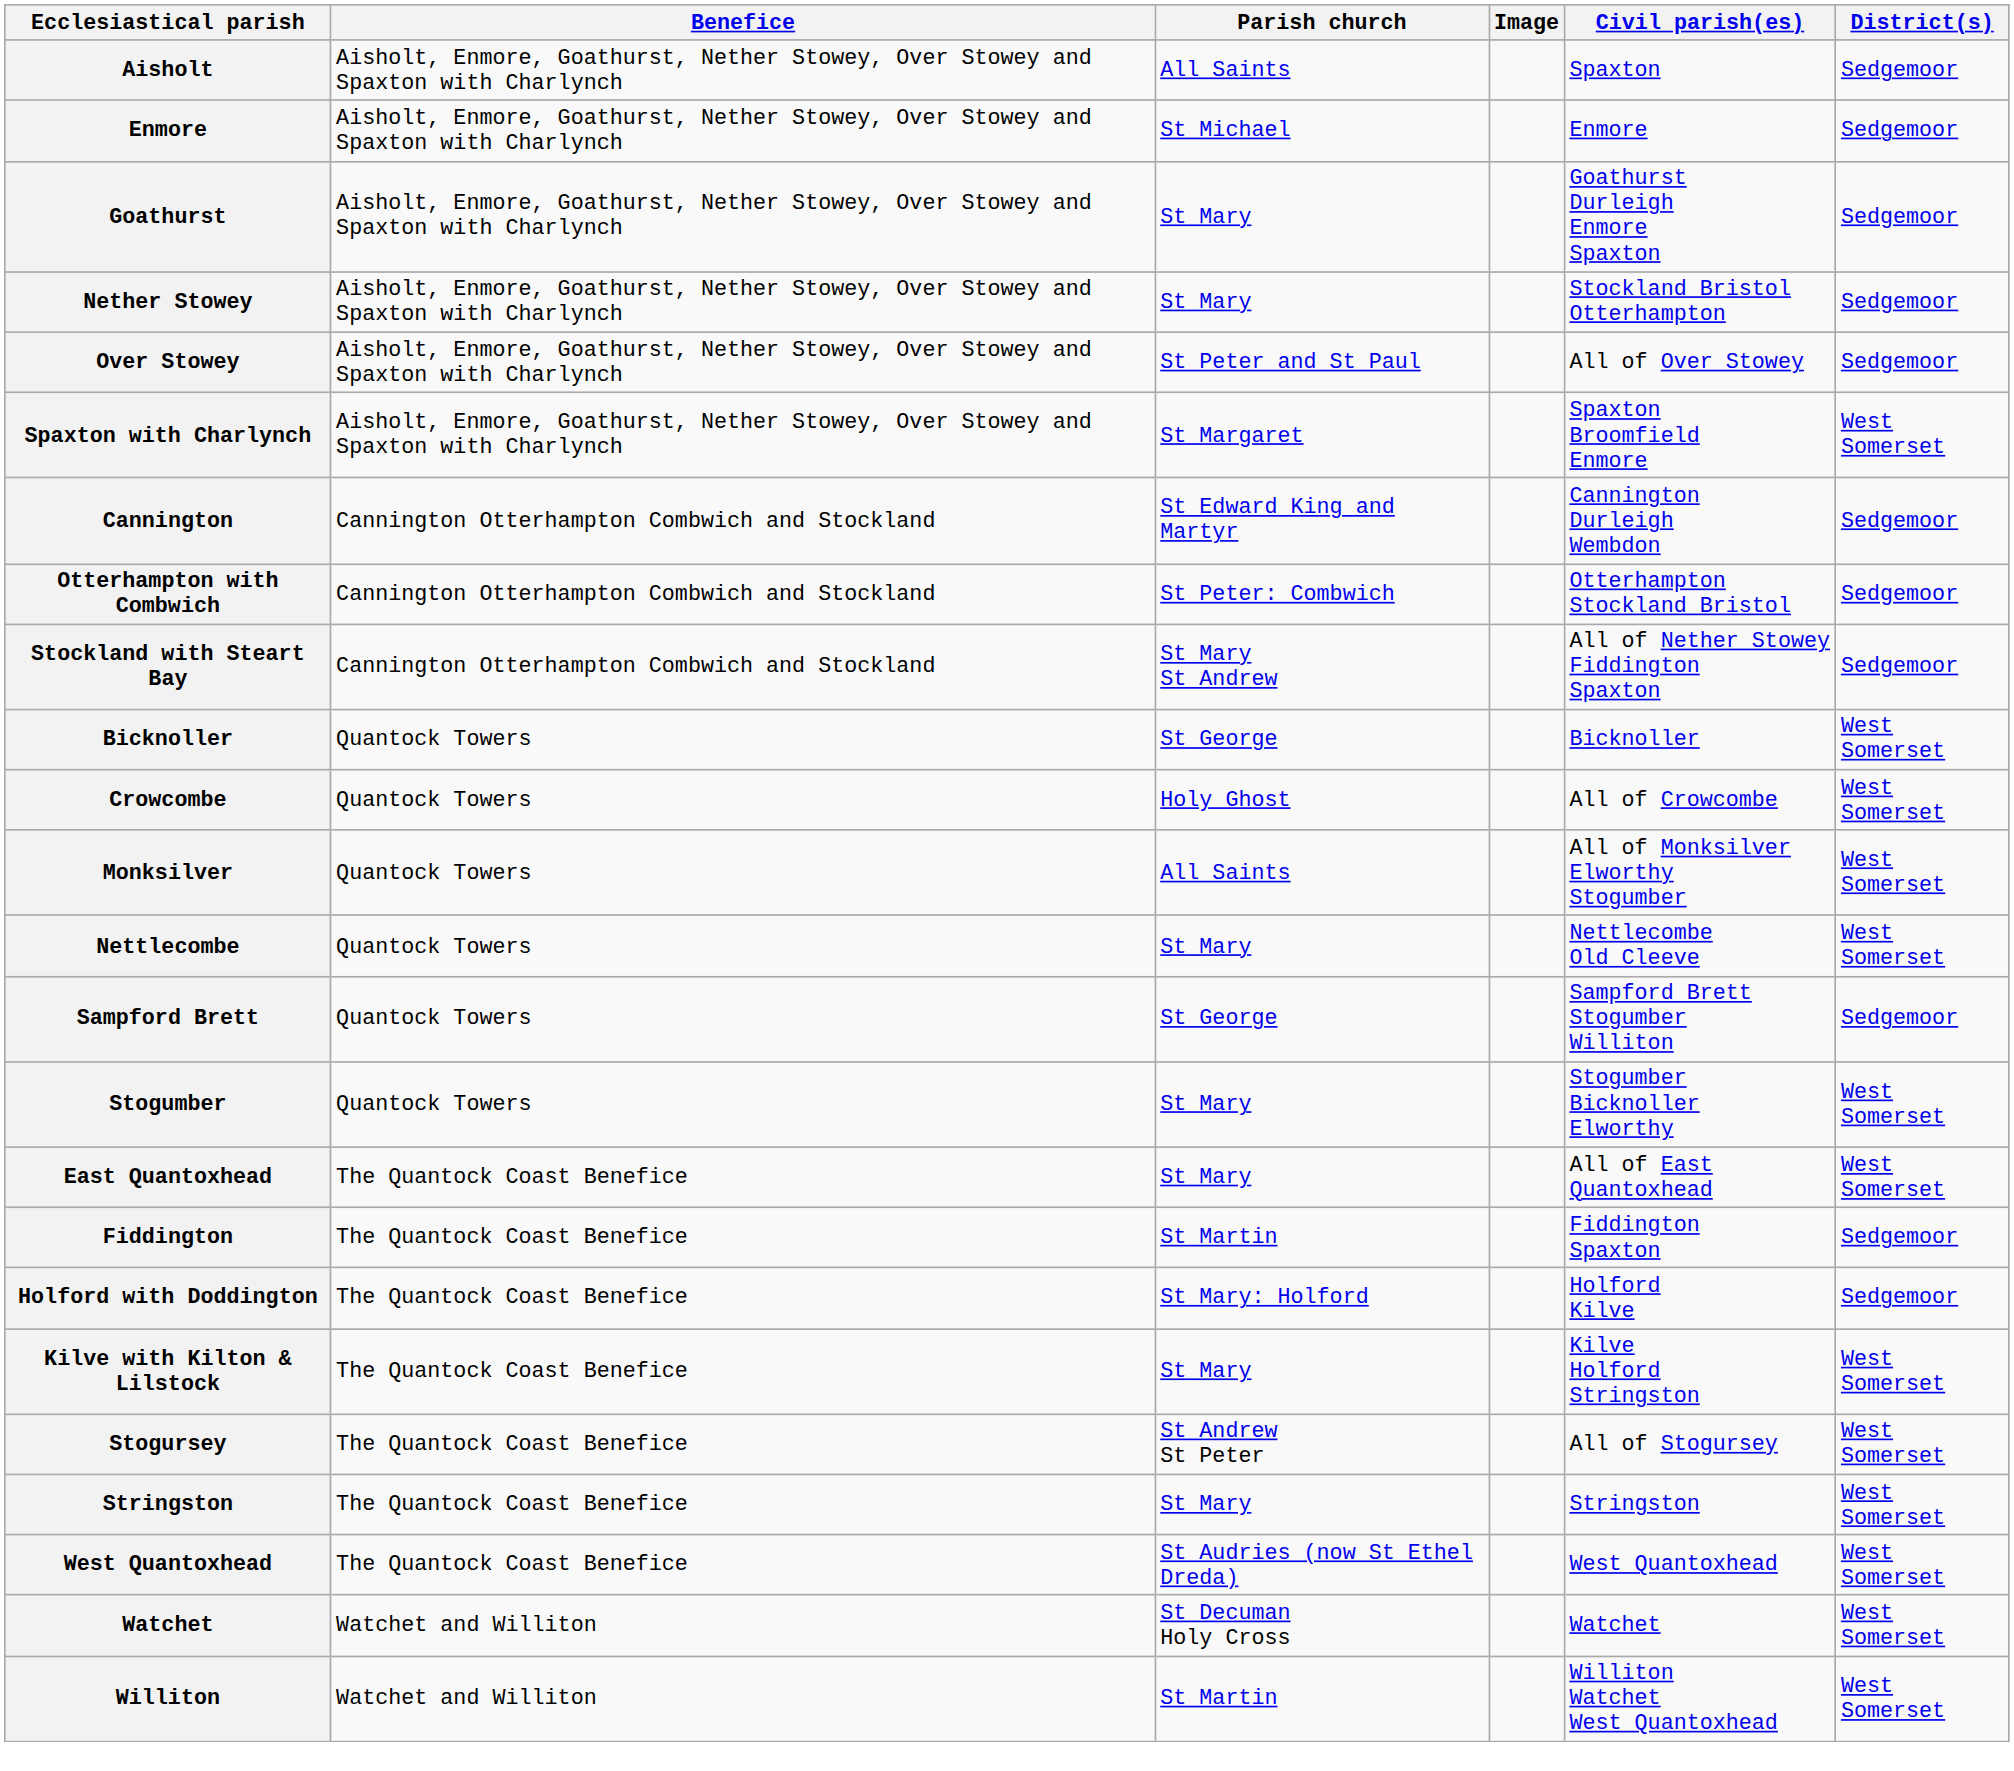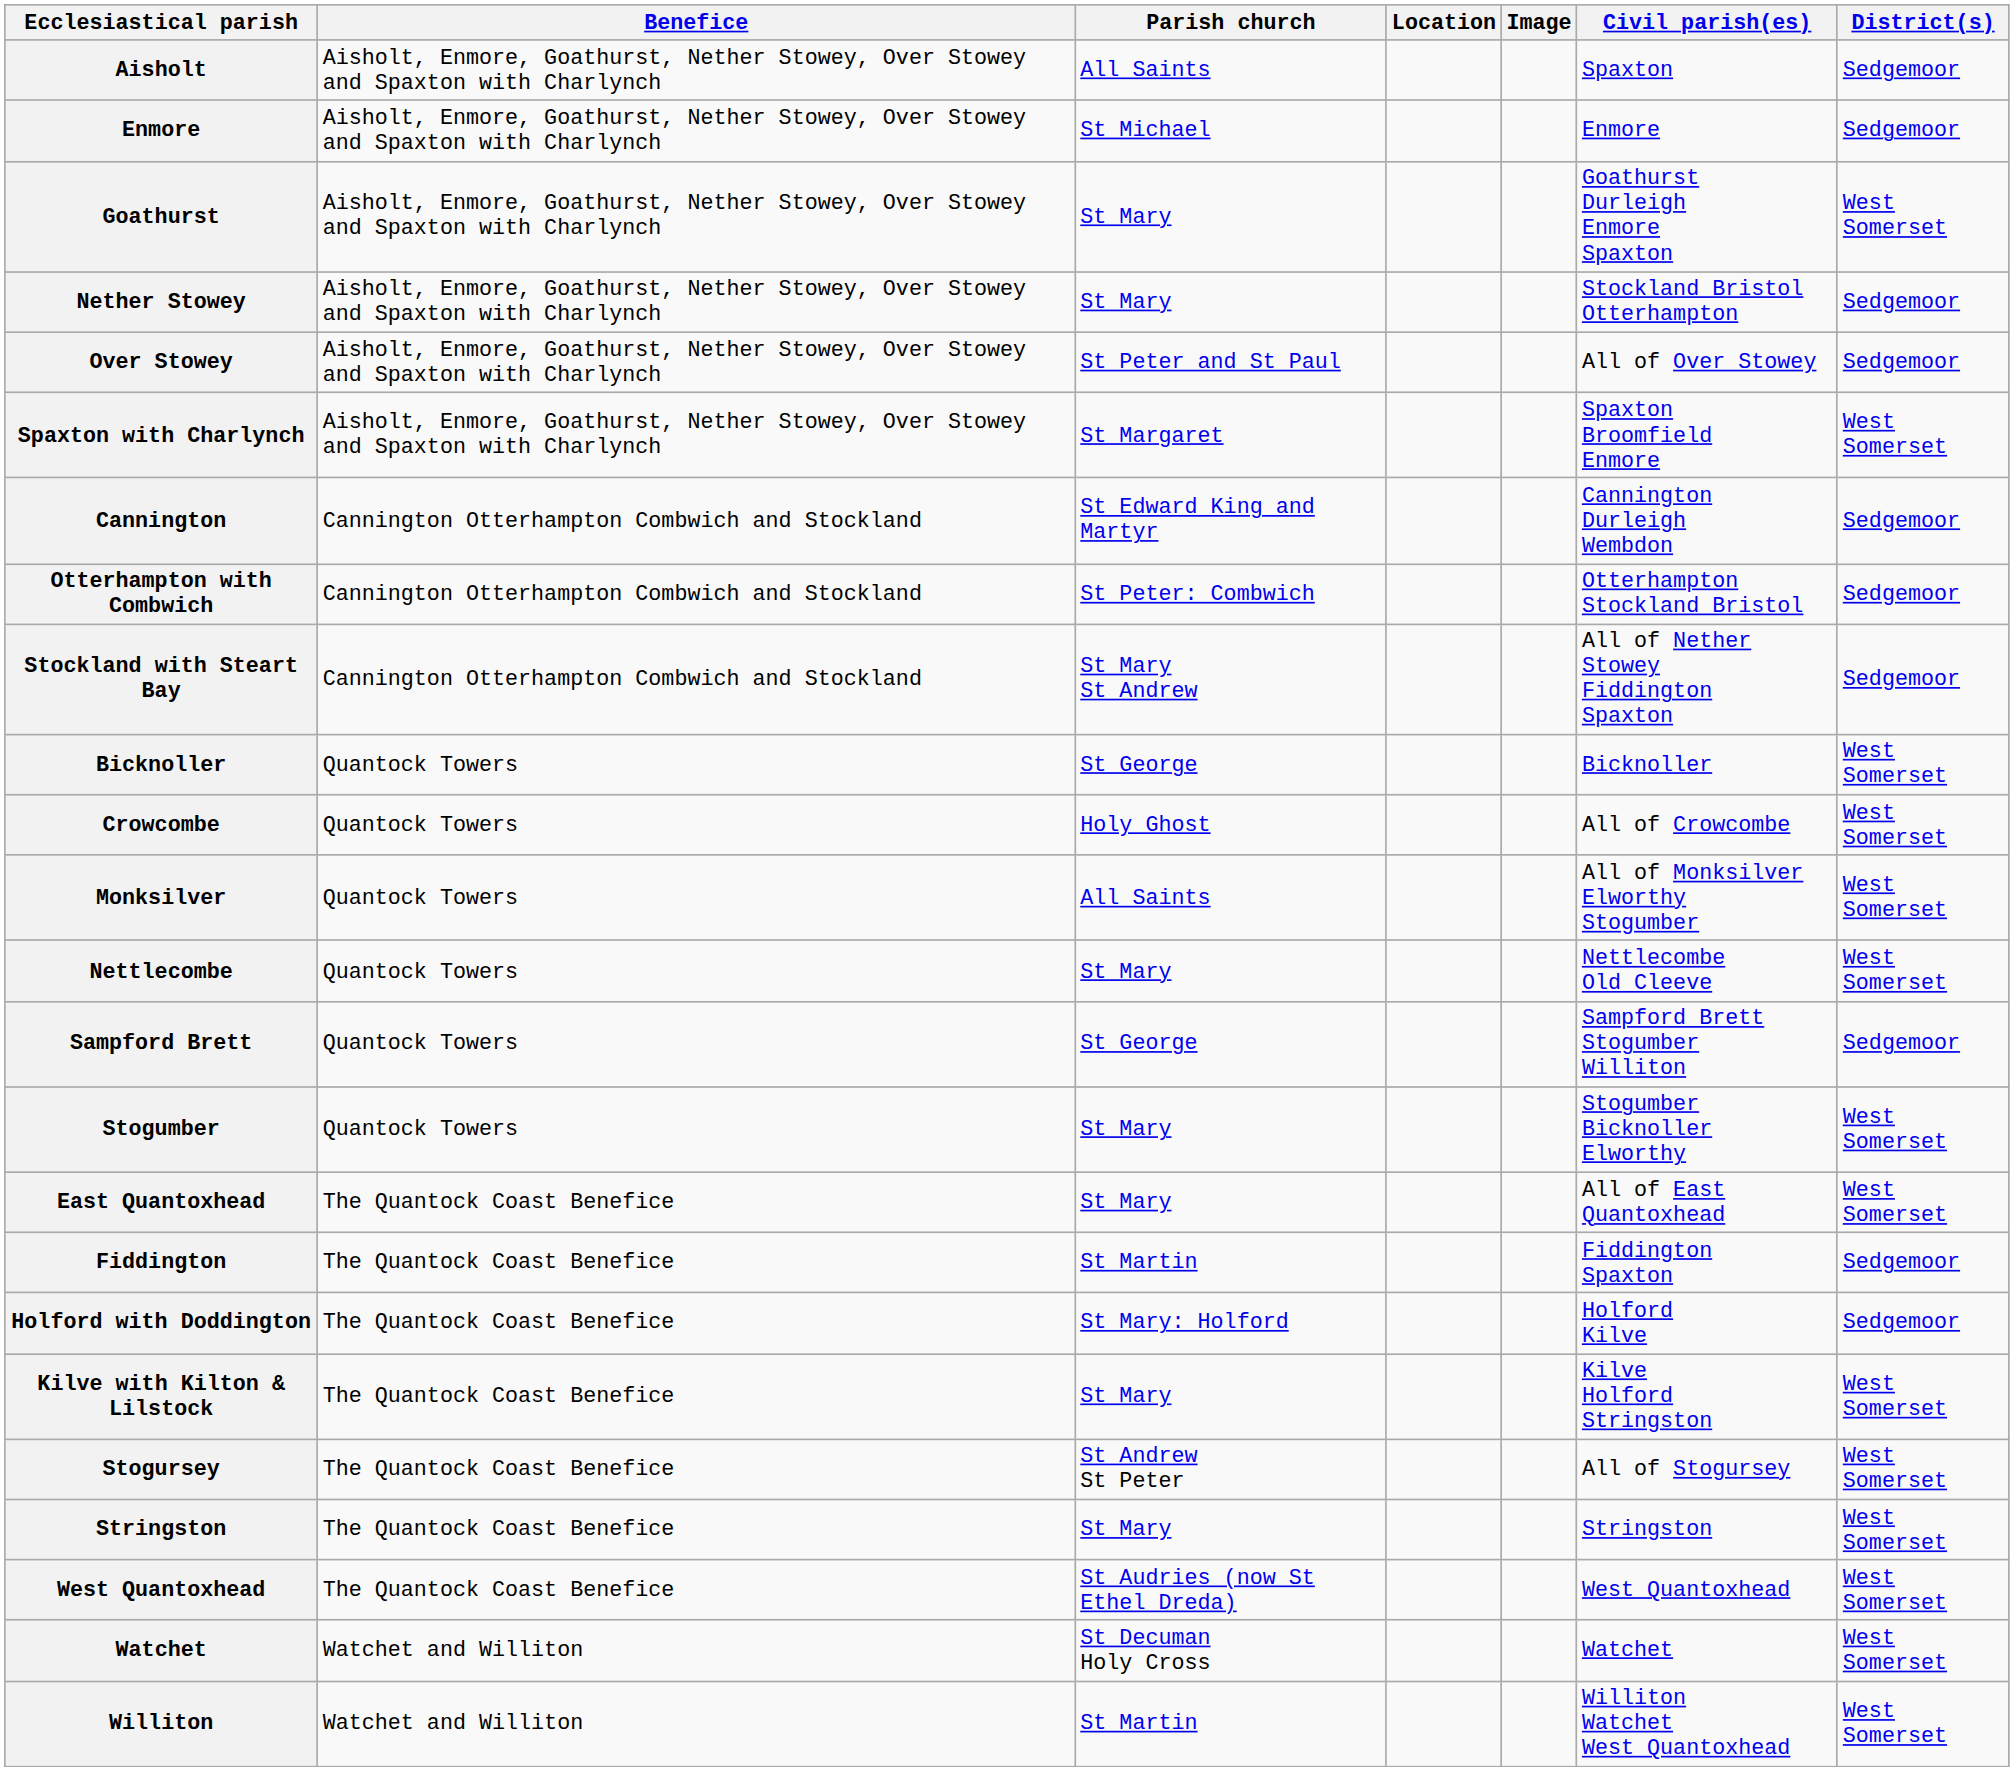+ column: (1444, 23)
(1900, 216) Sedgemoor -> (1895, 216) West Somerset
